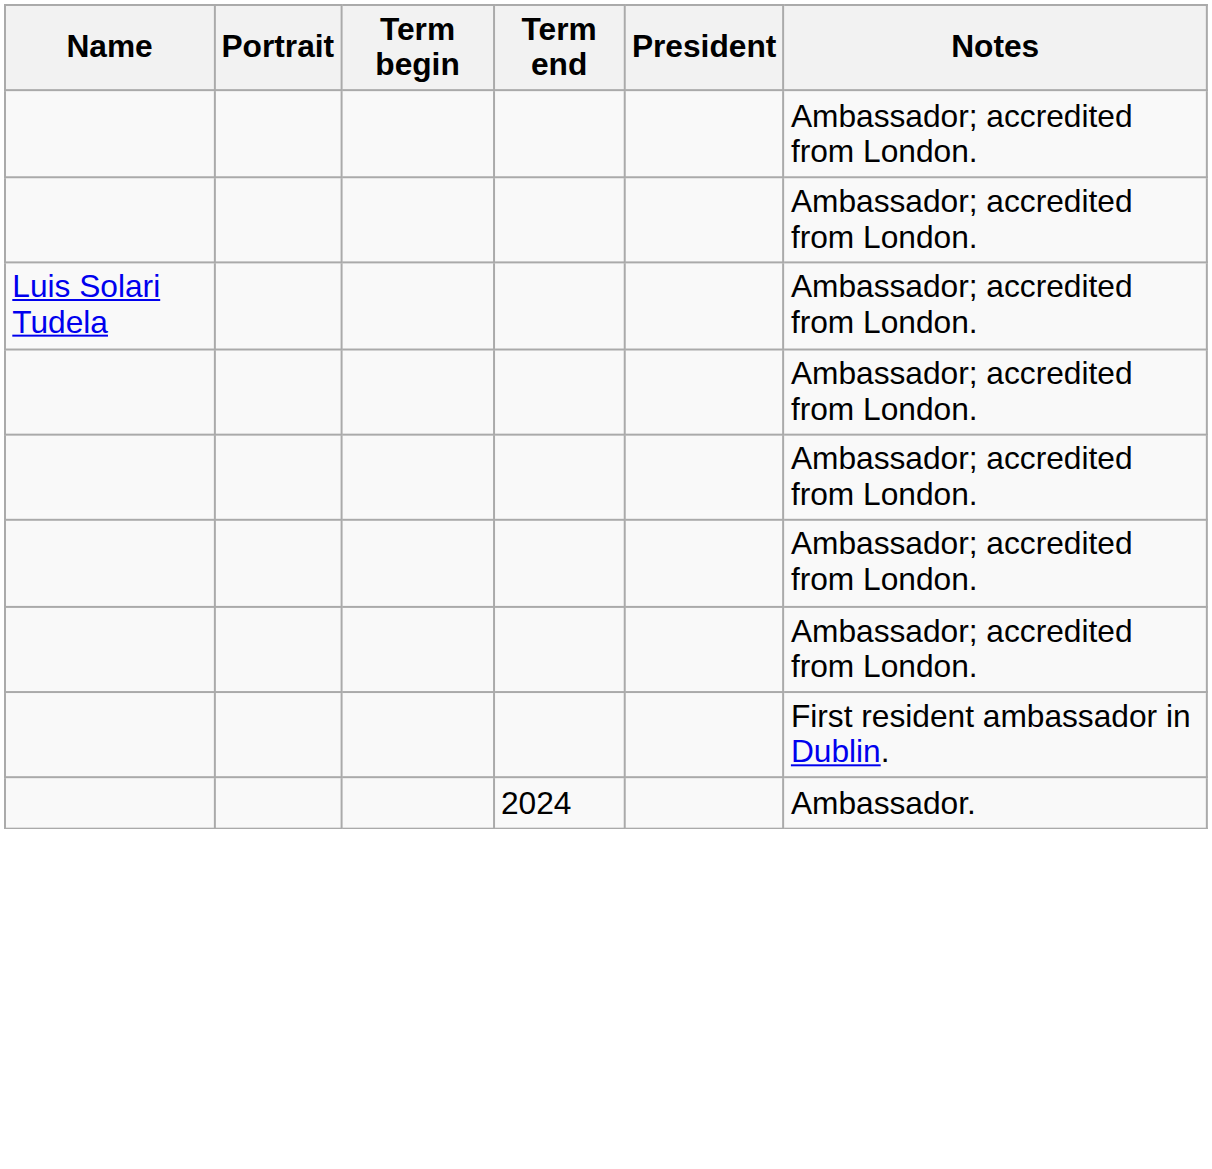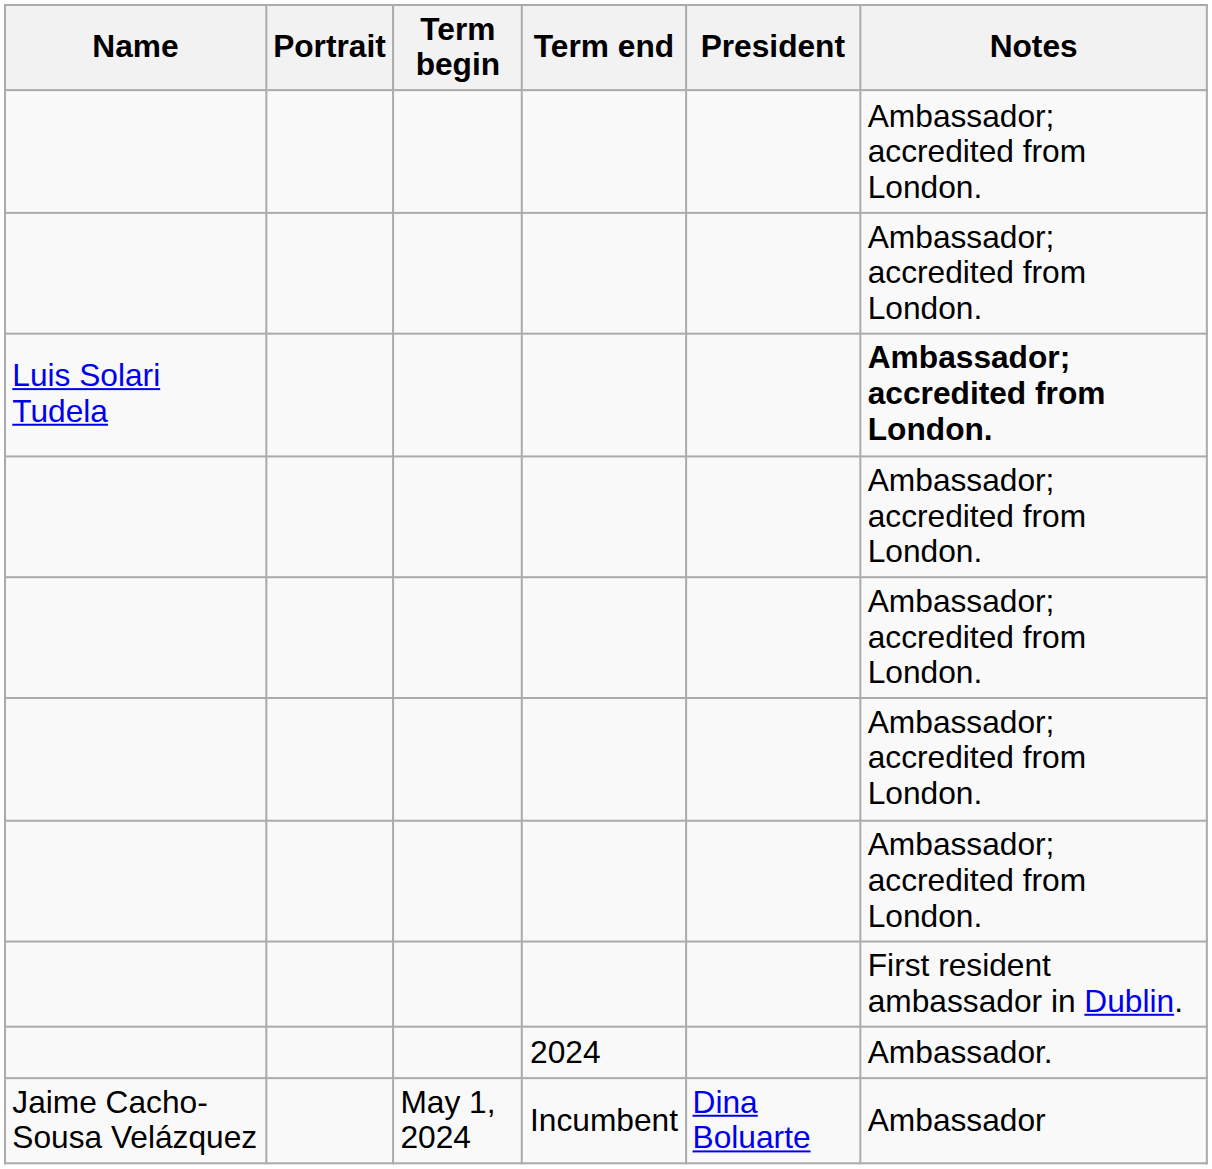(962, 305) normal -> (987, 394) bold
+ row: (135, 1120)
